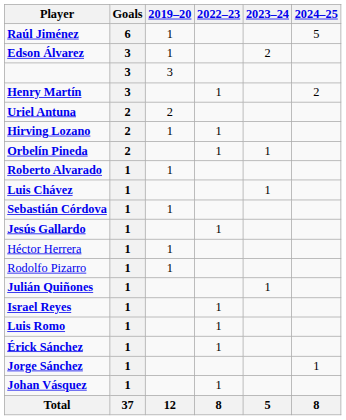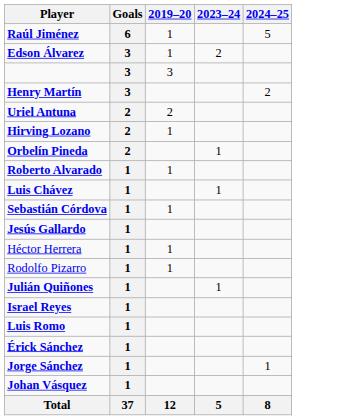- column: (219, 14)
